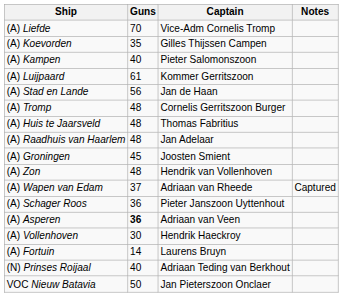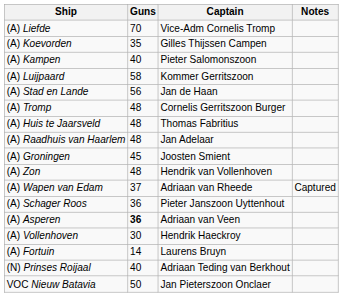(136, 76) 61 -> (136, 76) 58
